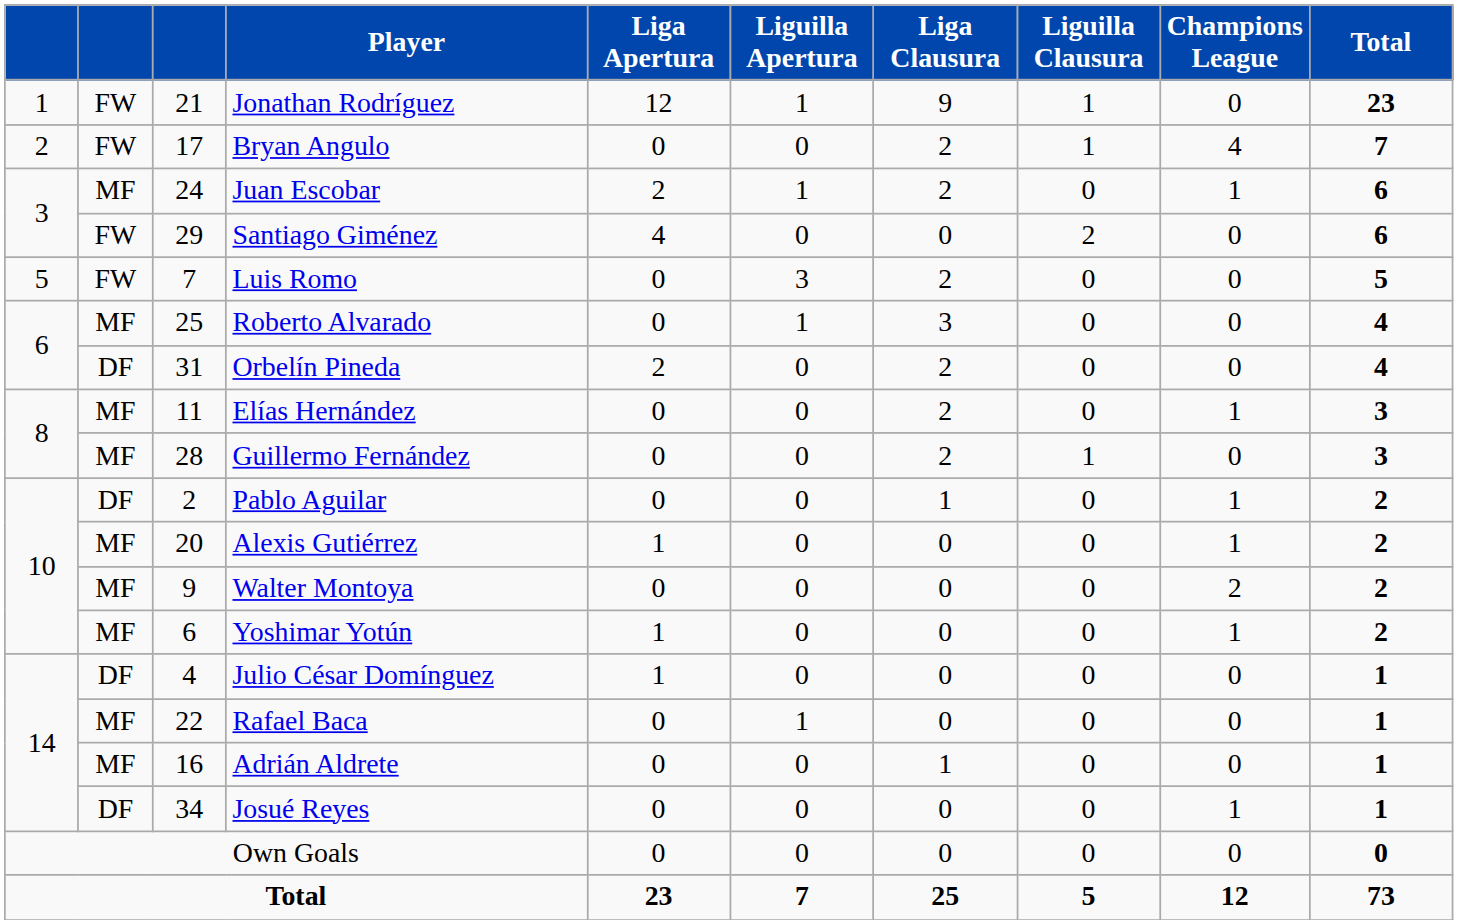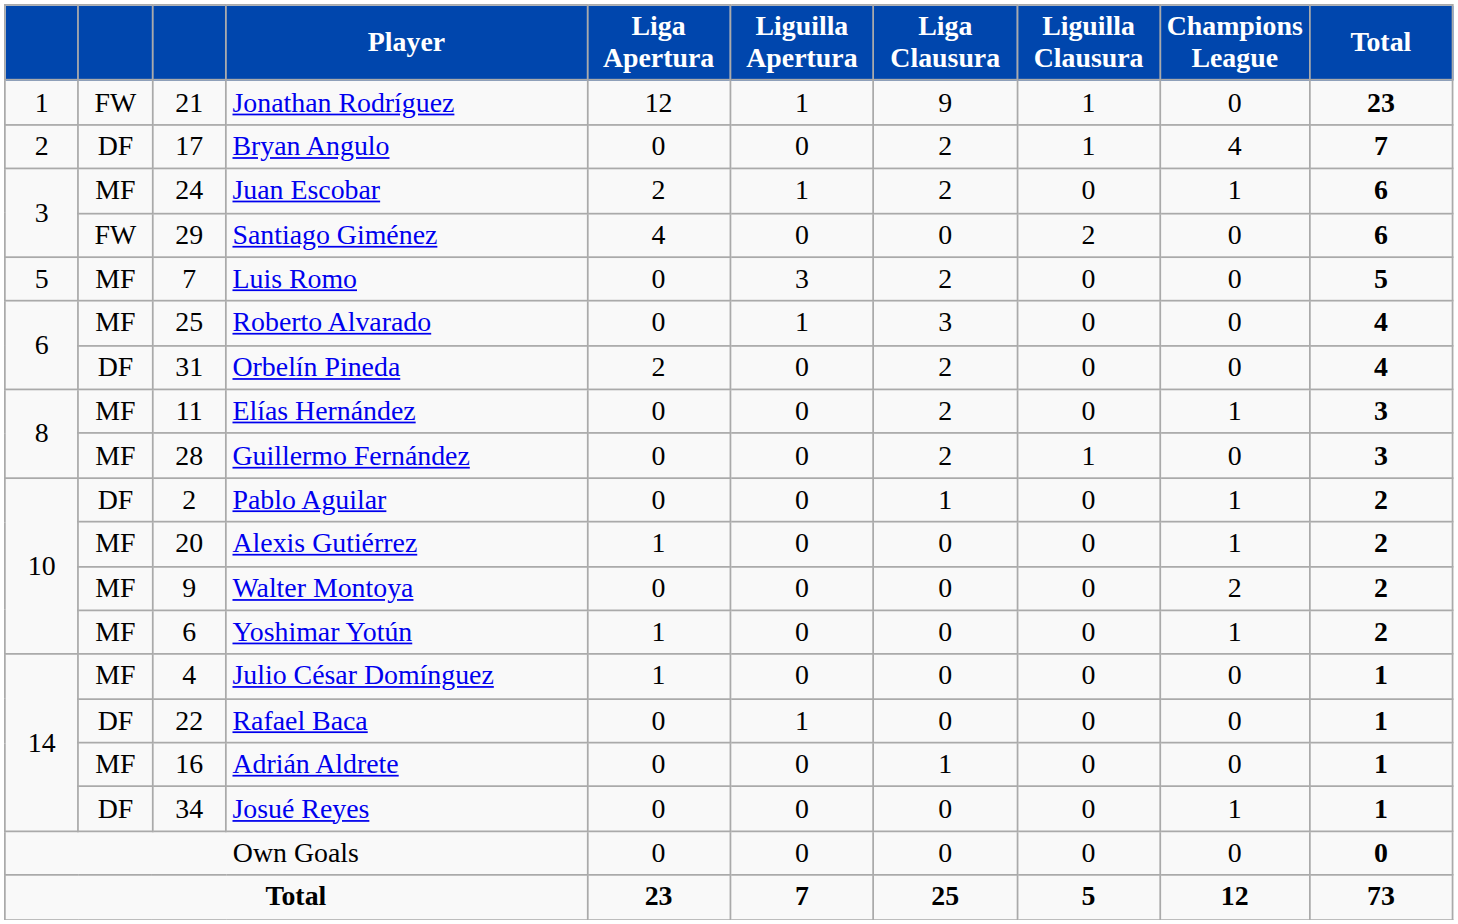(115, 146) FW -> (115, 146) DF
(115, 278) FW -> (115, 278) MF
(115, 676) DF -> (115, 676) MF
(115, 720) MF -> (115, 720) DF
